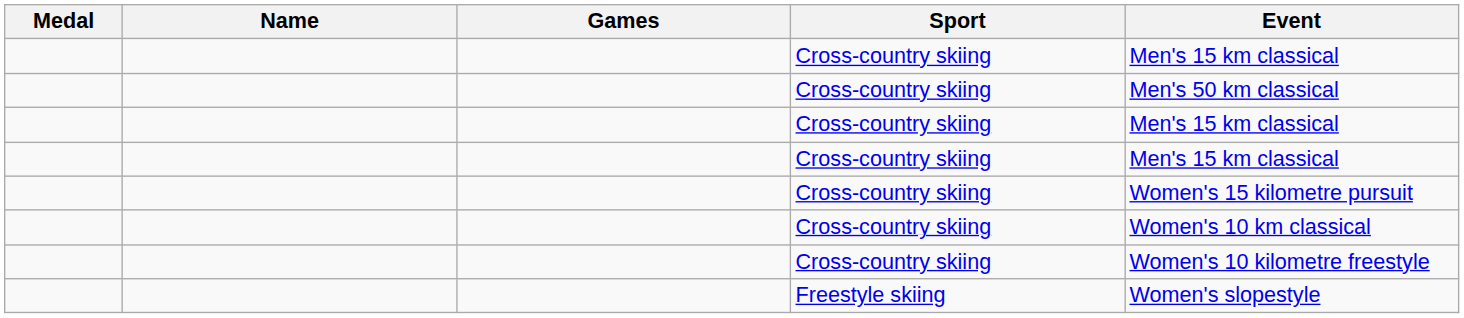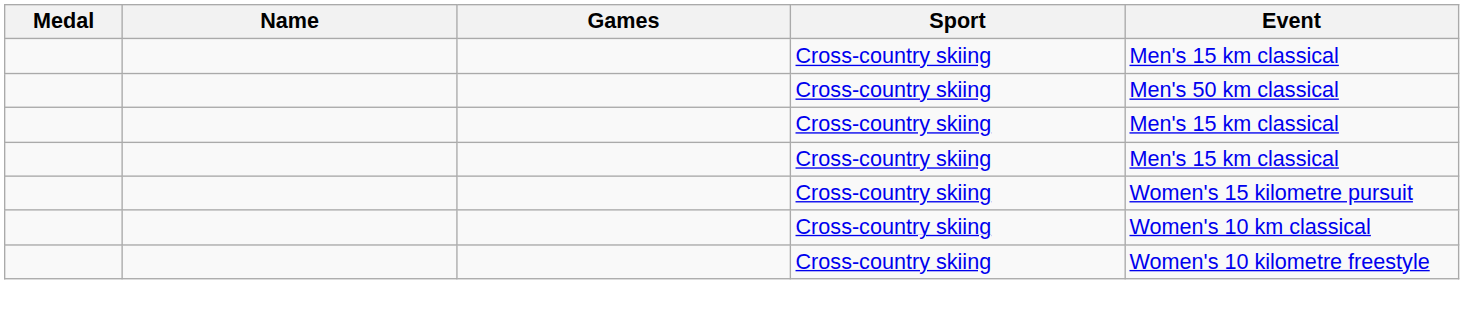- row: (64, 296)
